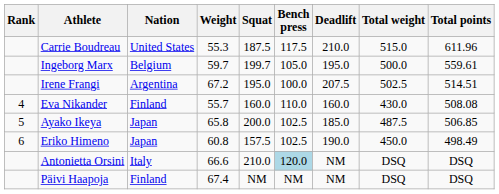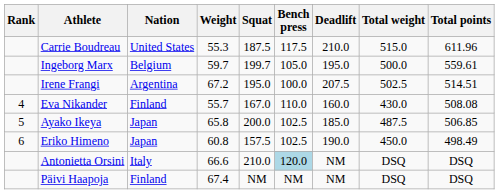(257, 103) 160.0 -> (257, 103) 167.0
